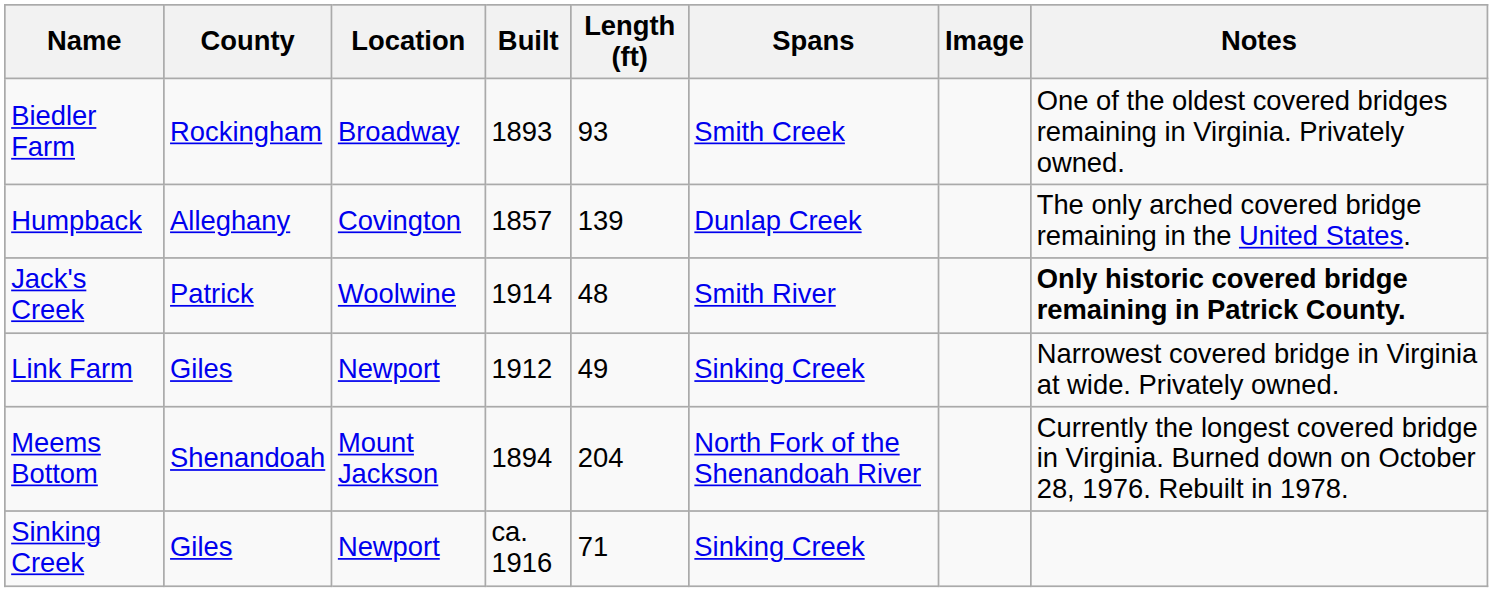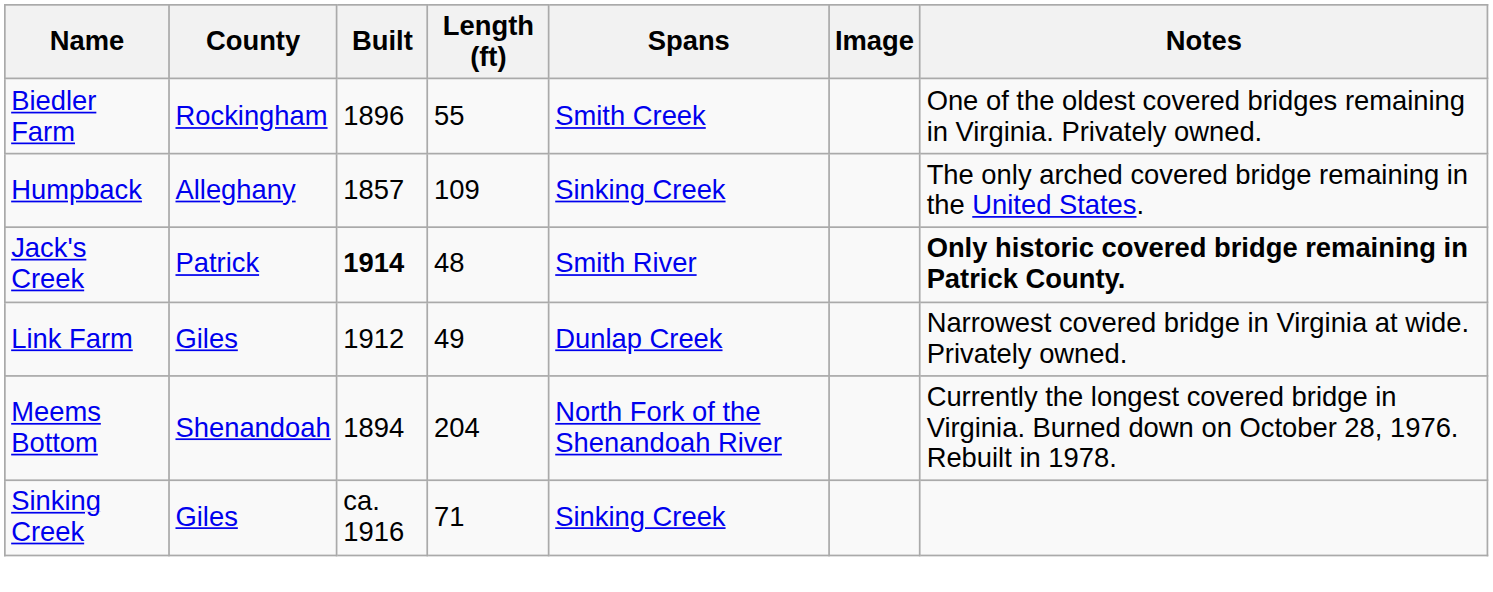- column: (408, 41)
(522, 131) 1893 -> (374, 115) 1896
(593, 131) 93 -> (449, 115) 55
(601, 220) 139 -> (457, 189) 109
(778, 220) Dunlap Creek -> (640, 189) Sinking Creek
(522, 294) normal -> (374, 264) bold
(780, 369) Sinking Creek -> (639, 338) Dunlap Creek
